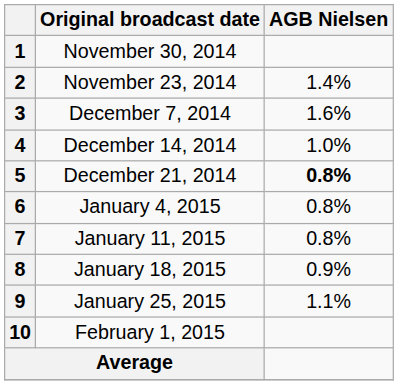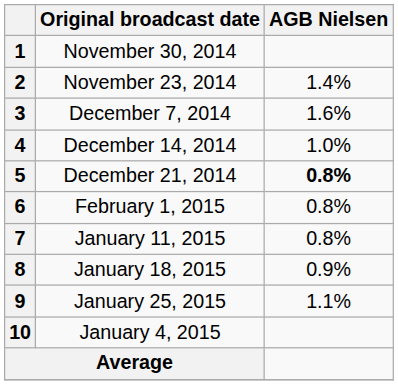(150, 207) January 4, 2015 -> (150, 207) February 1, 2015
(150, 332) February 1, 2015 -> (150, 332) January 4, 2015
